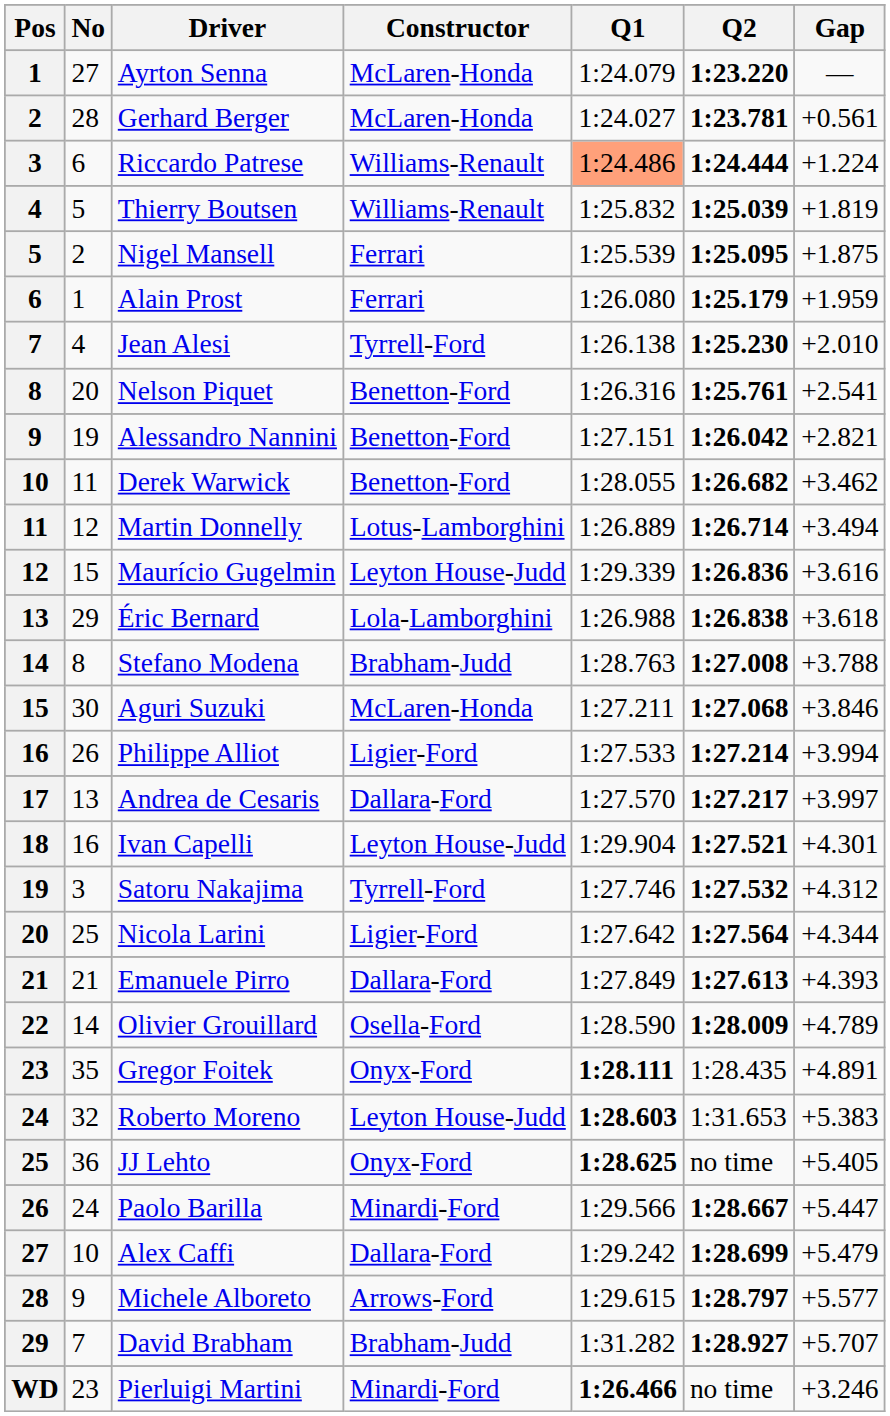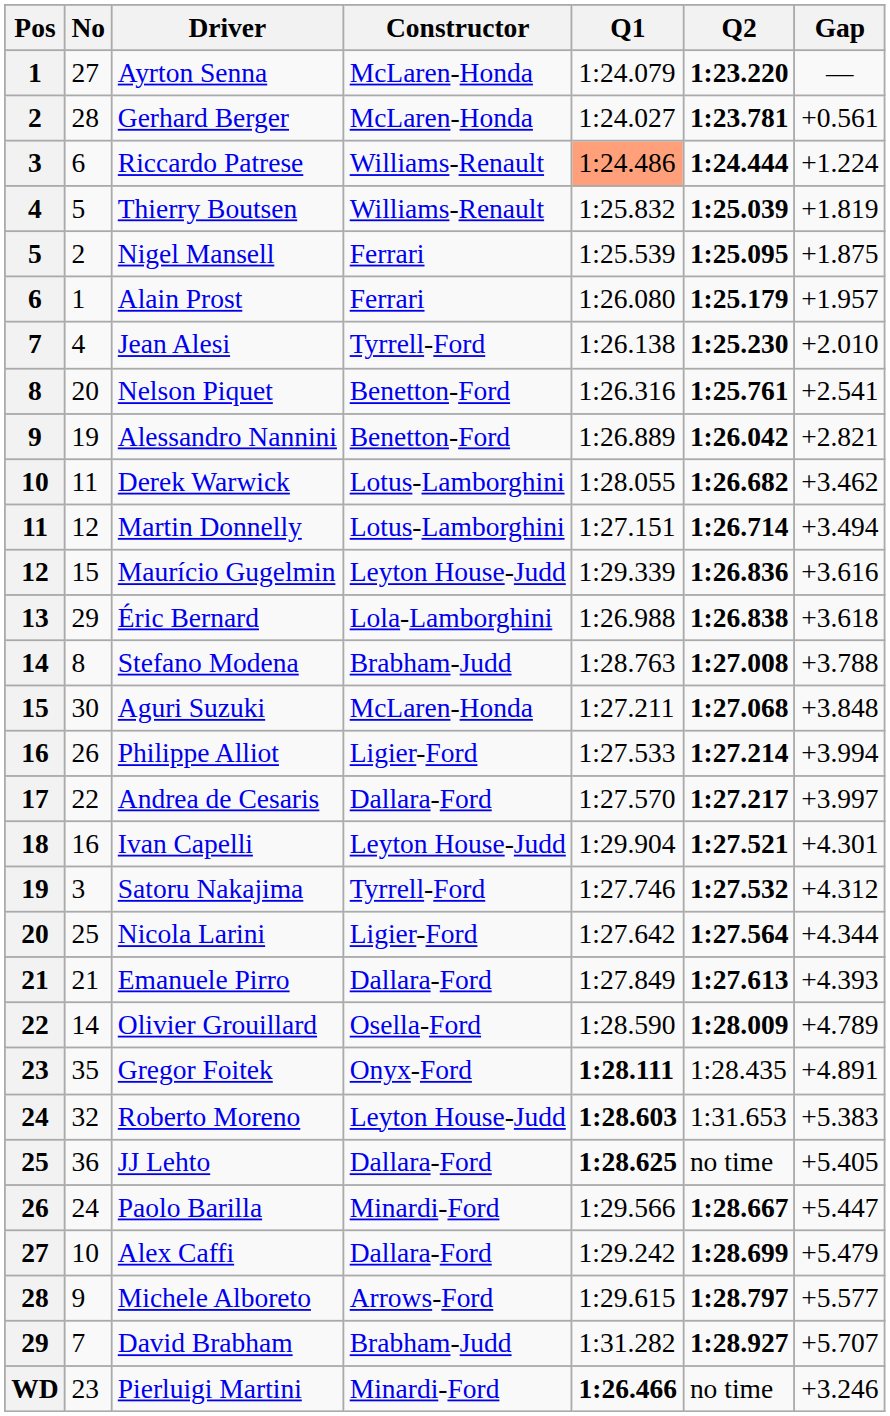(840, 299) +1.959 -> (840, 299) +1.957
(627, 435) 1:27.151 -> (627, 435) 1:26.889
(430, 481) Benetton-Ford -> (457, 481) Lotus-Lamborghini
(627, 526) 1:26.889 -> (627, 526) 1:27.151
(840, 707) +3.846 -> (840, 707) +3.848
(85, 798) 13 -> (85, 798) 22
(411, 1161) Onyx-Ford -> (421, 1161) Dallara-Ford
